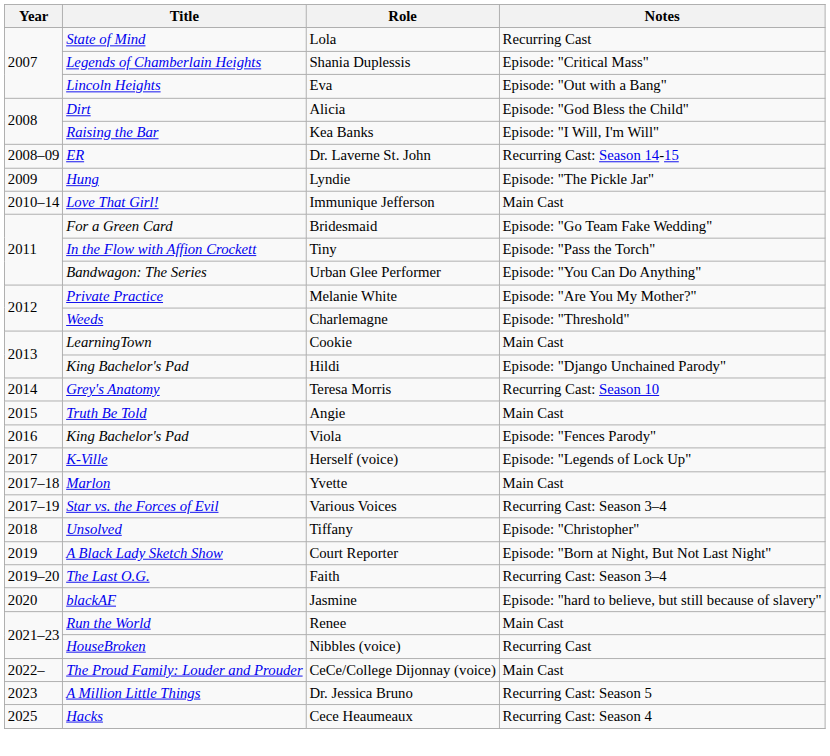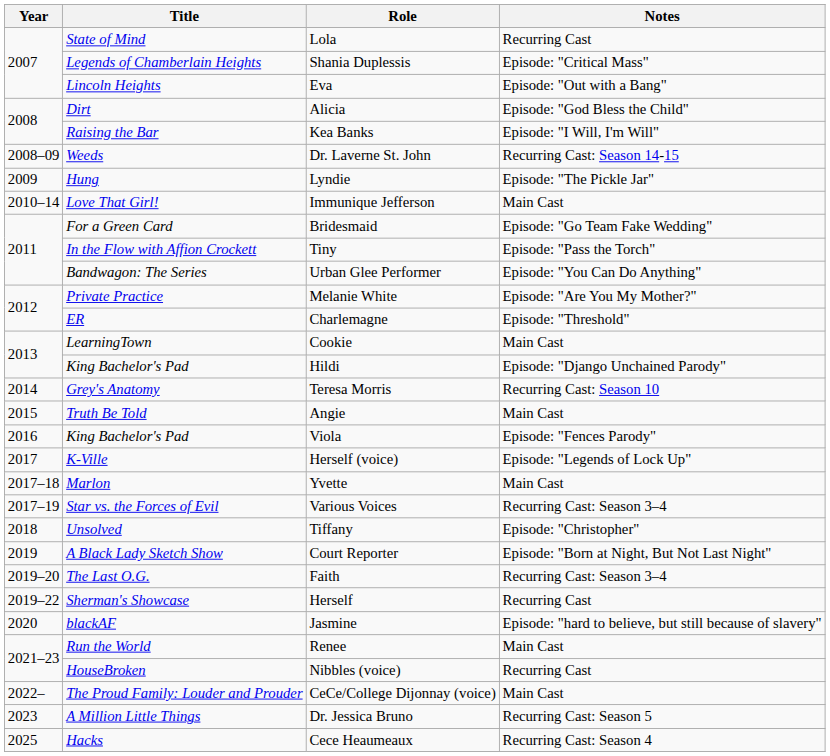(75, 156) ER -> (85, 156) Weeds
(85, 319) Weeds -> (75, 319) ER
+ row: (331, 599)
